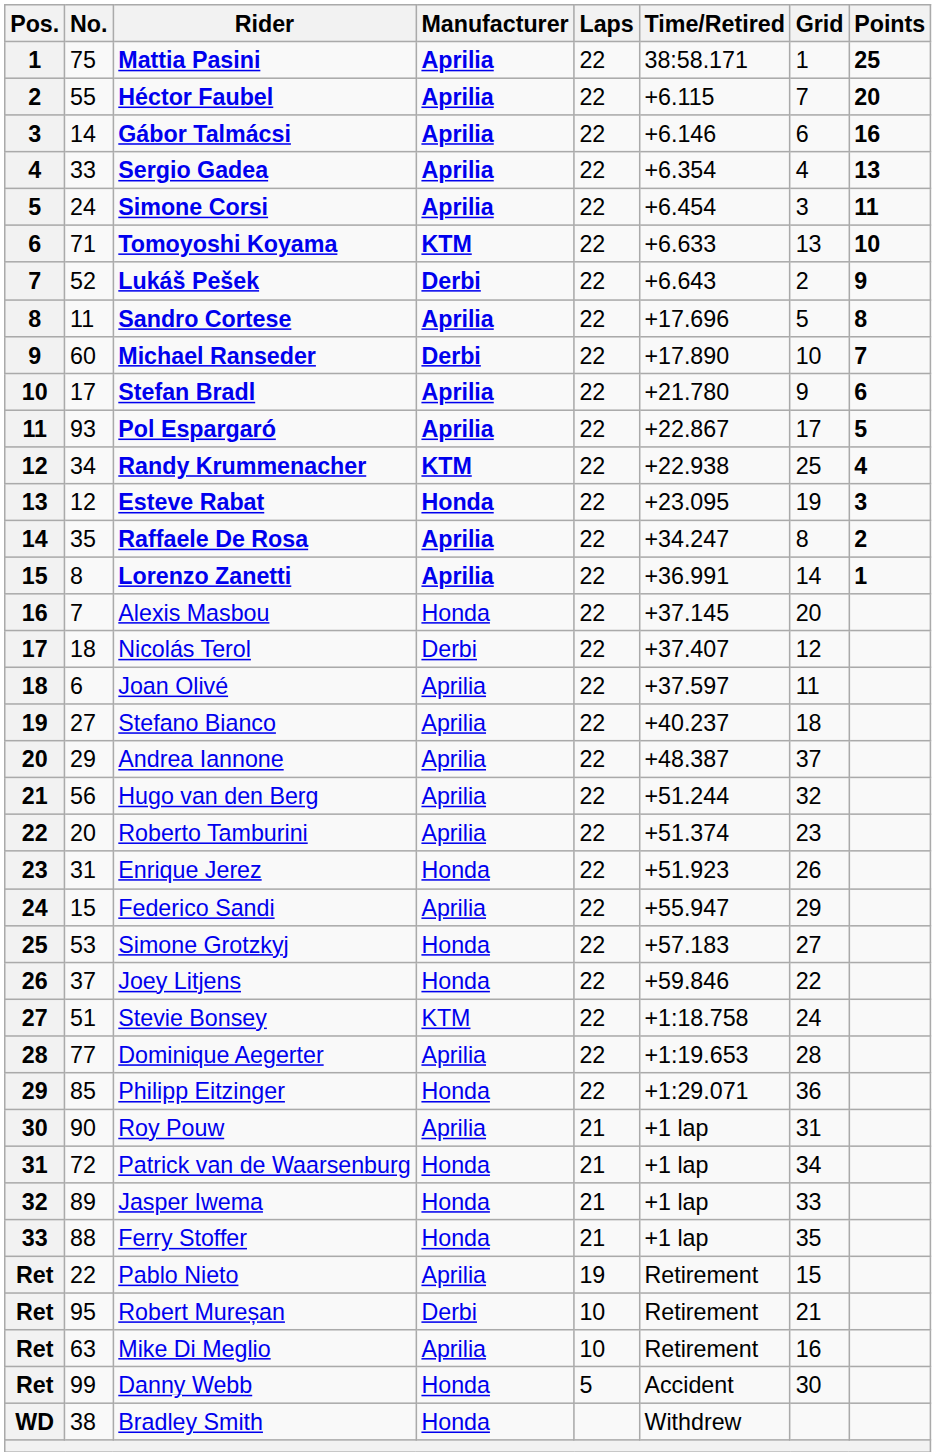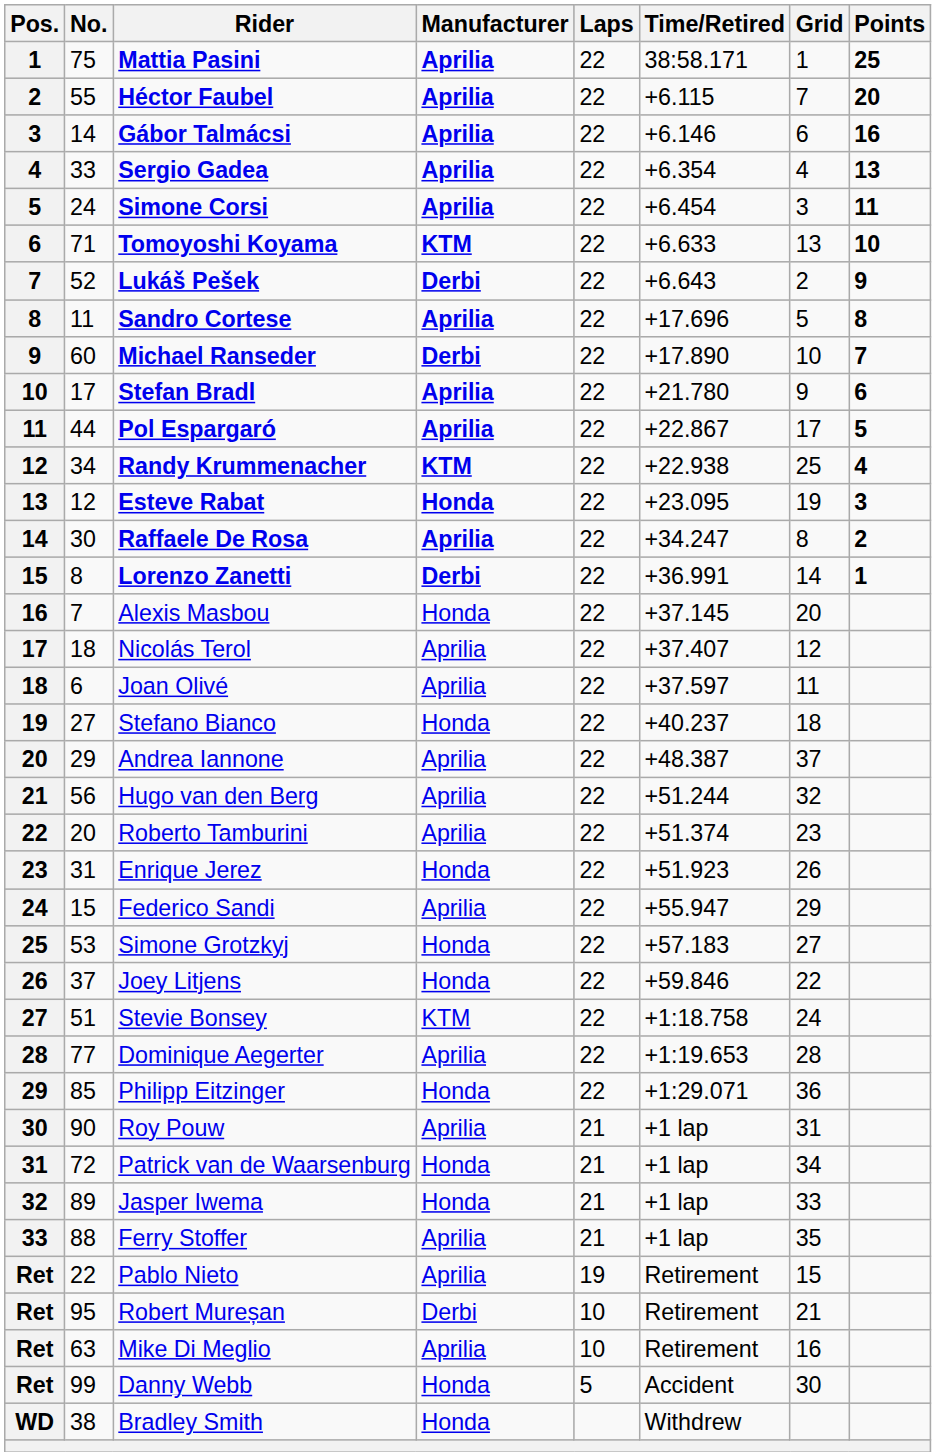(83, 428) 93 -> (83, 428) 44
(83, 539) 35 -> (83, 539) 30
(458, 576) Aprilia -> (451, 576) Derbi
(449, 649) Derbi -> (454, 649) Aprilia
(454, 723) Aprilia -> (456, 723) Honda
(456, 1238) Honda -> (454, 1238) Aprilia
